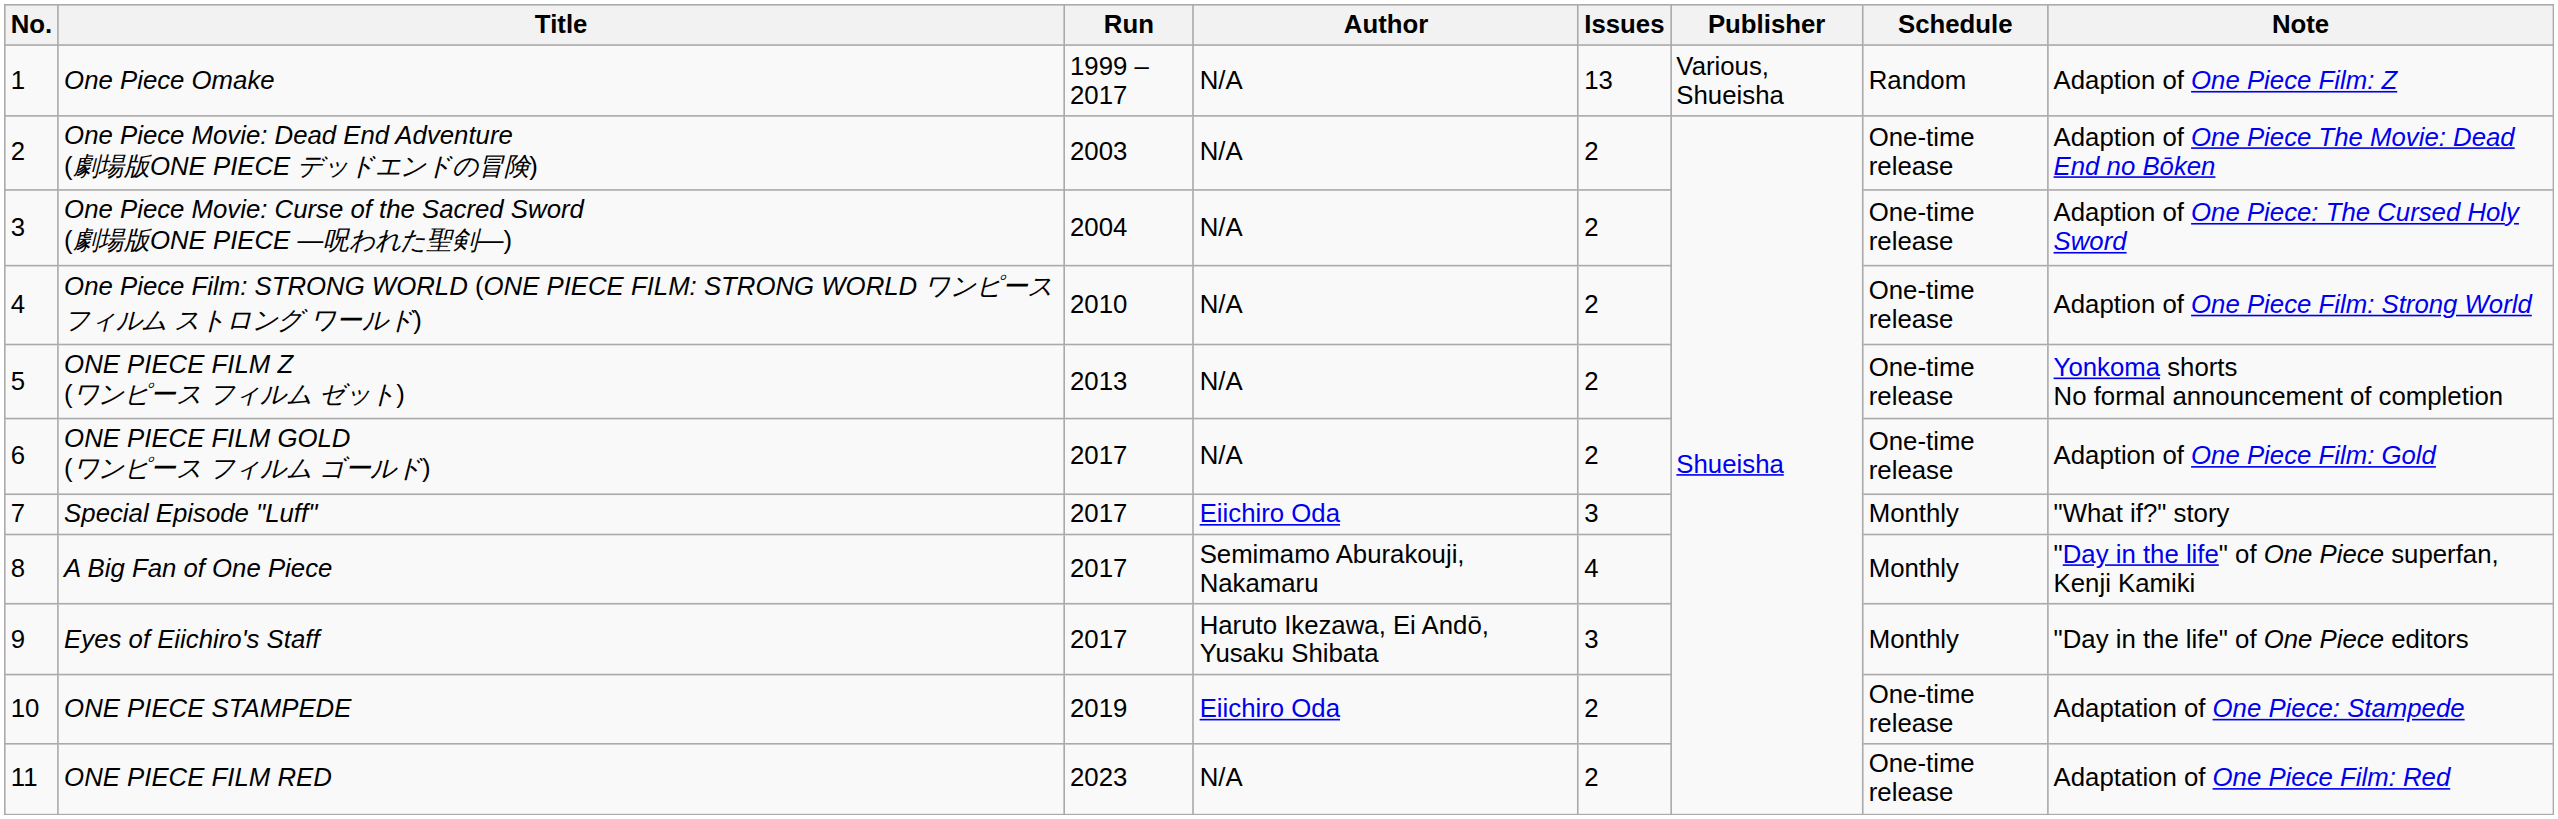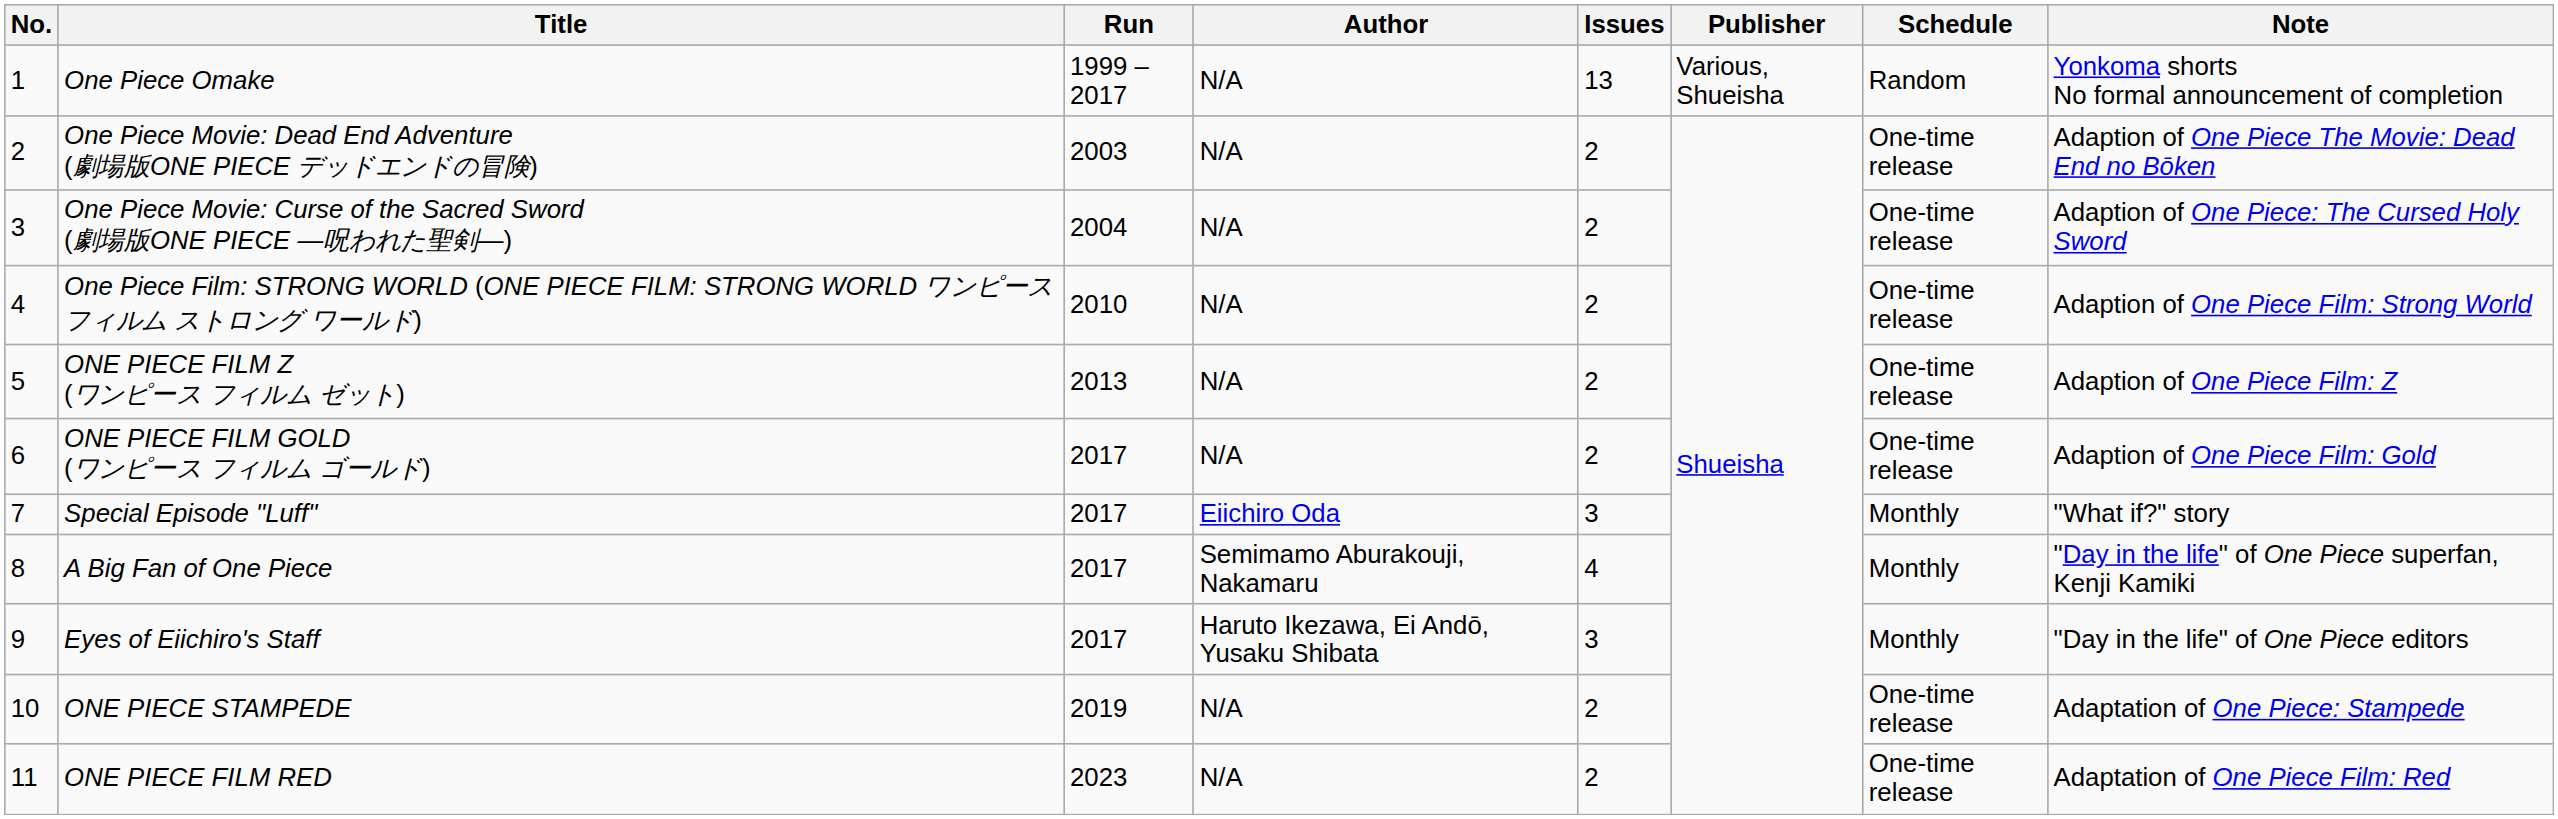(2225, 80) Adaption of One Piece Film: Z -> (2278, 80) Yonkoma shorts No formal announcement of completion
(2278, 381) Yonkoma shorts No formal announcement of completion -> (2225, 381) Adaption of One Piece Film: Z
(1270, 708) Eiichiro Oda -> (1221, 708) N/A
